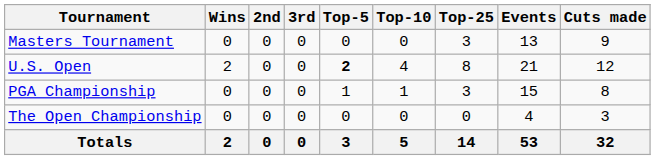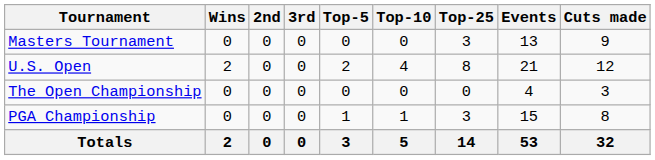(346, 67) bold -> (346, 67) normal
rows swapped: (105, 117) <-> (82, 92)
